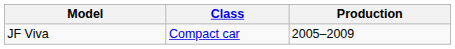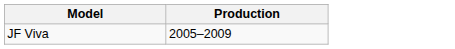- column: (228, 14)
